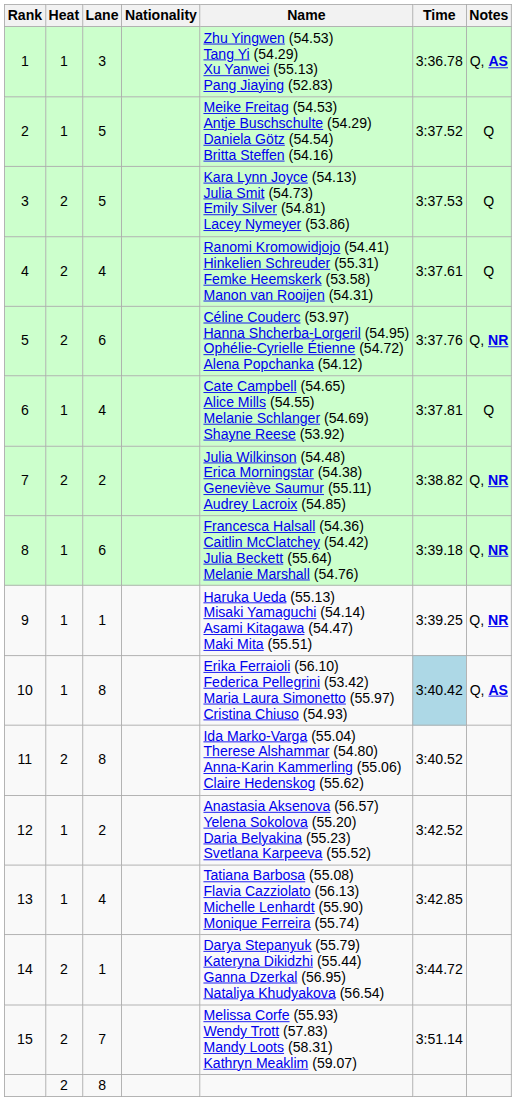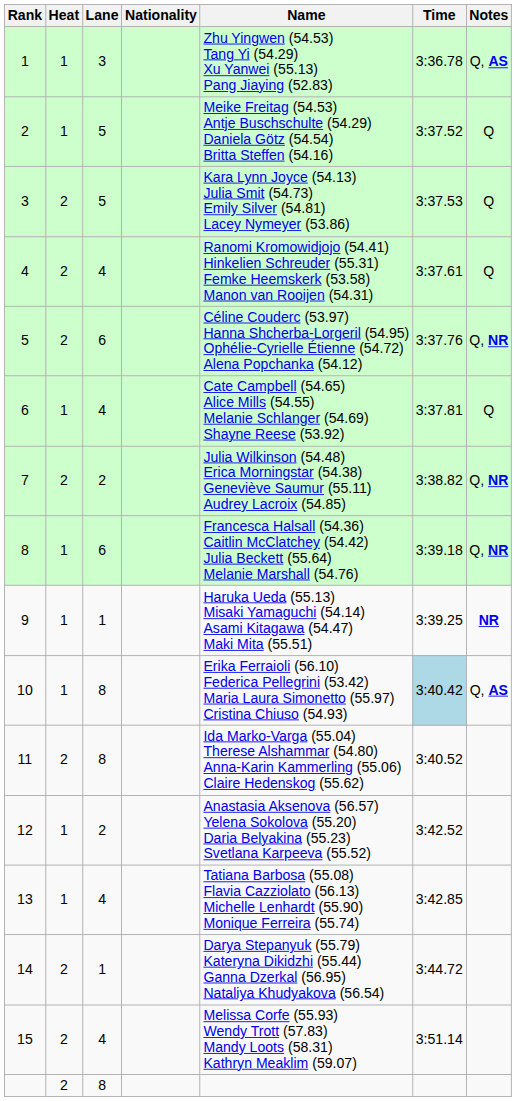(489, 620) Q, NR -> (489, 620) NR
(102, 1039) 7 -> (102, 1039) 4
